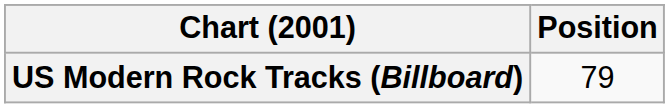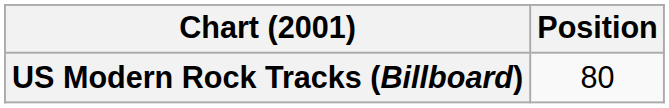(598, 77) 79 -> (598, 77) 80
